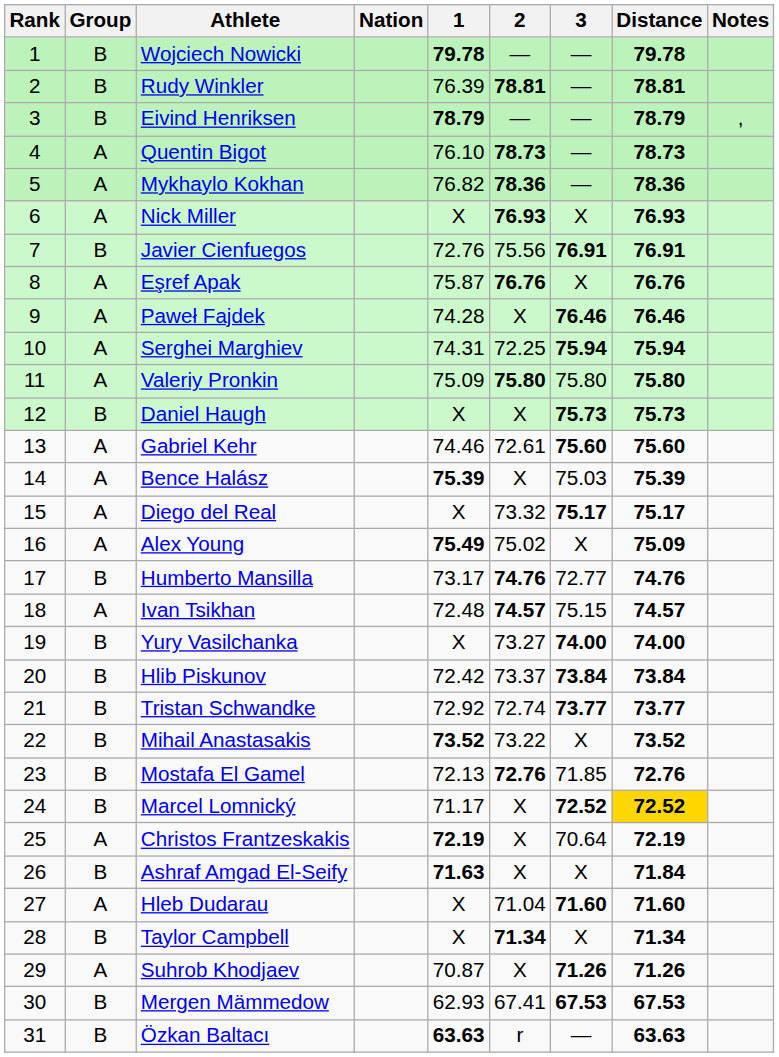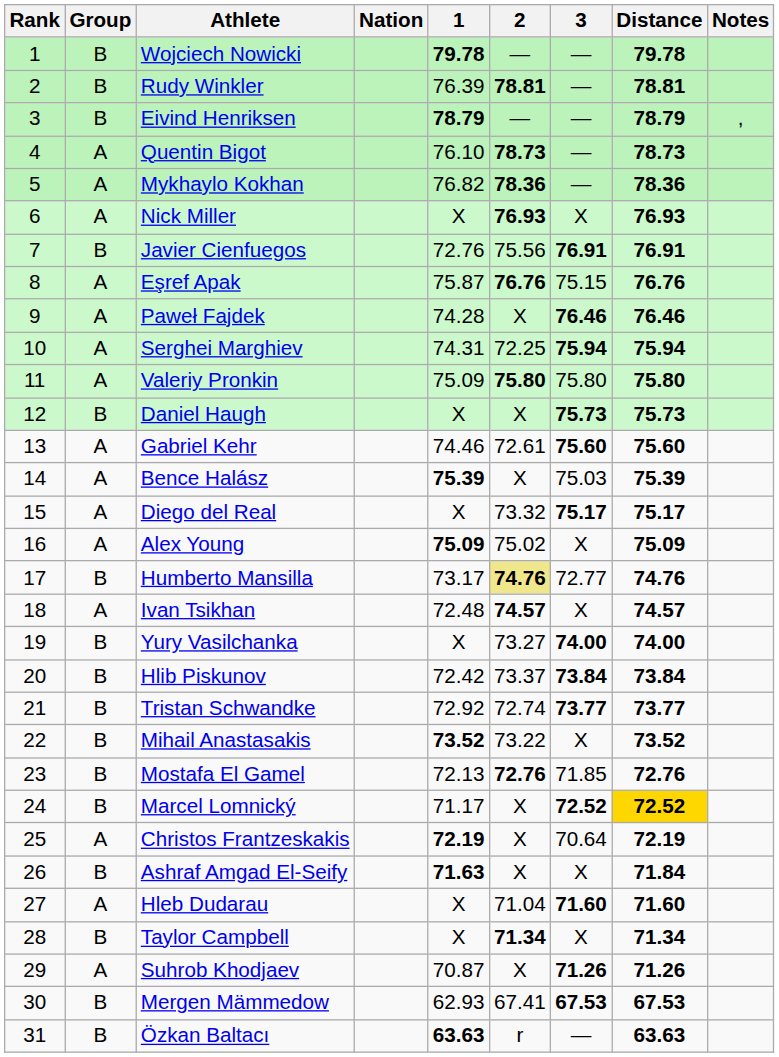(581, 282) X -> (581, 282) 75.15
(459, 544) 75.49 -> (459, 544) 75.09
(520, 577) no background -> (520, 577) khaki background
(581, 610) 75.15 -> (581, 610) X
